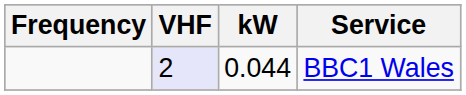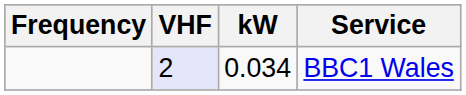(258, 68) 0.044 -> (258, 68) 0.034
